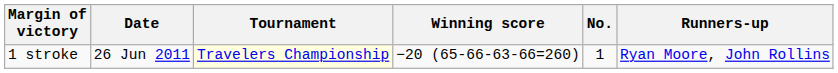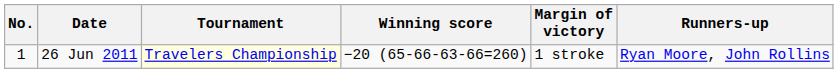columns swapped: (600, 25) <-> (47, 25)
